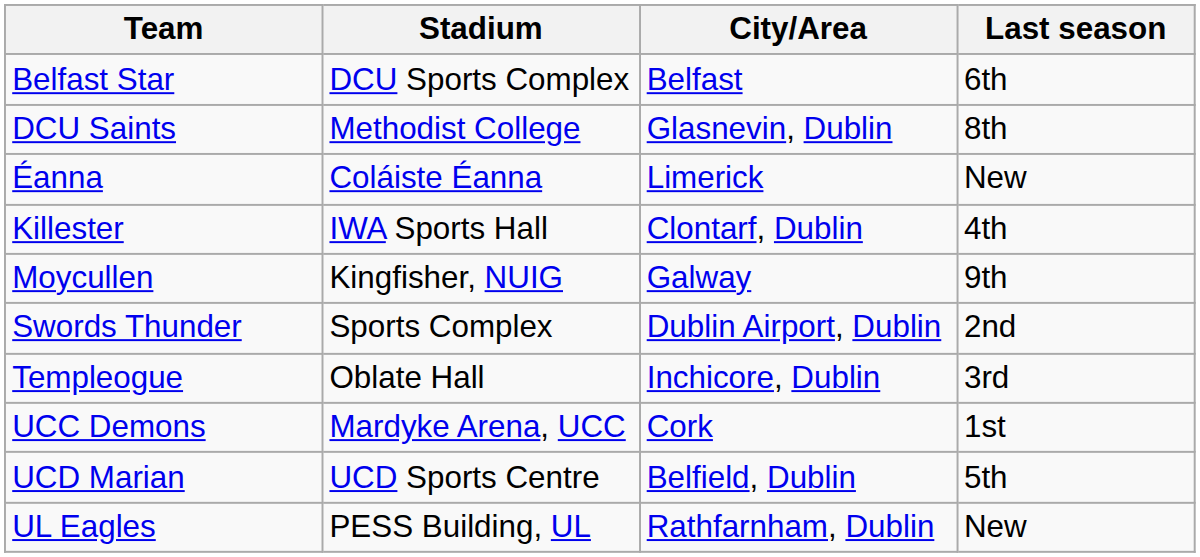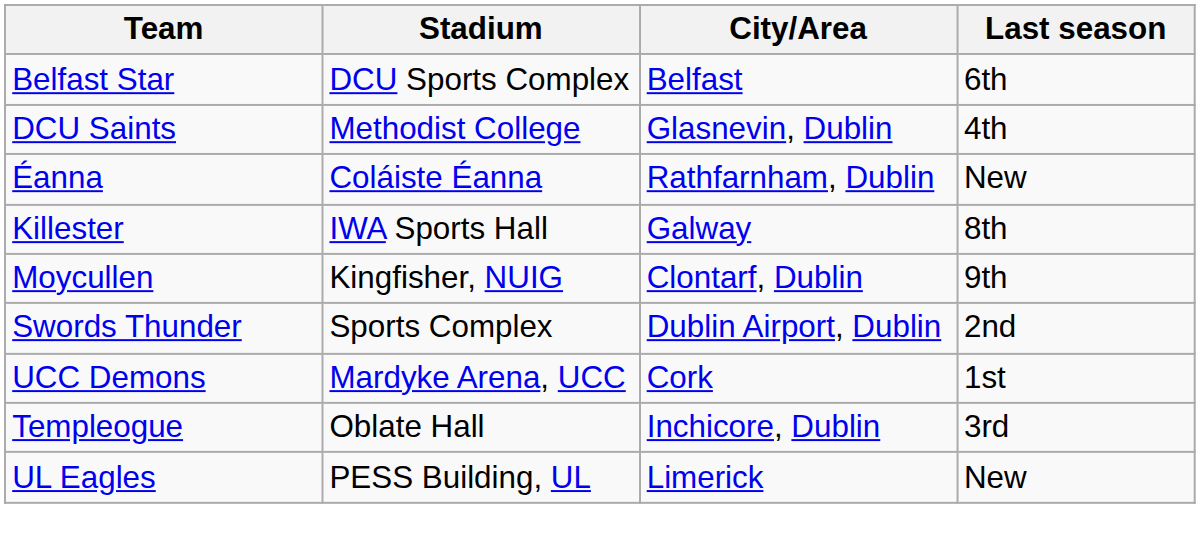(986, 128) 8th -> (986, 128) 4th
(705, 178) Limerick -> (791, 178) Rathfarnham, Dublin
(755, 228) Clontarf, Dublin -> (699, 228) Galway
(986, 228) 4th -> (986, 228) 8th
(699, 278) Galway -> (755, 278) Clontarf, Dublin
rows swapped: (98, 377) <-> (109, 427)
- row: (98, 476)
(791, 526) Rathfarnham, Dublin -> (705, 476) Limerick
